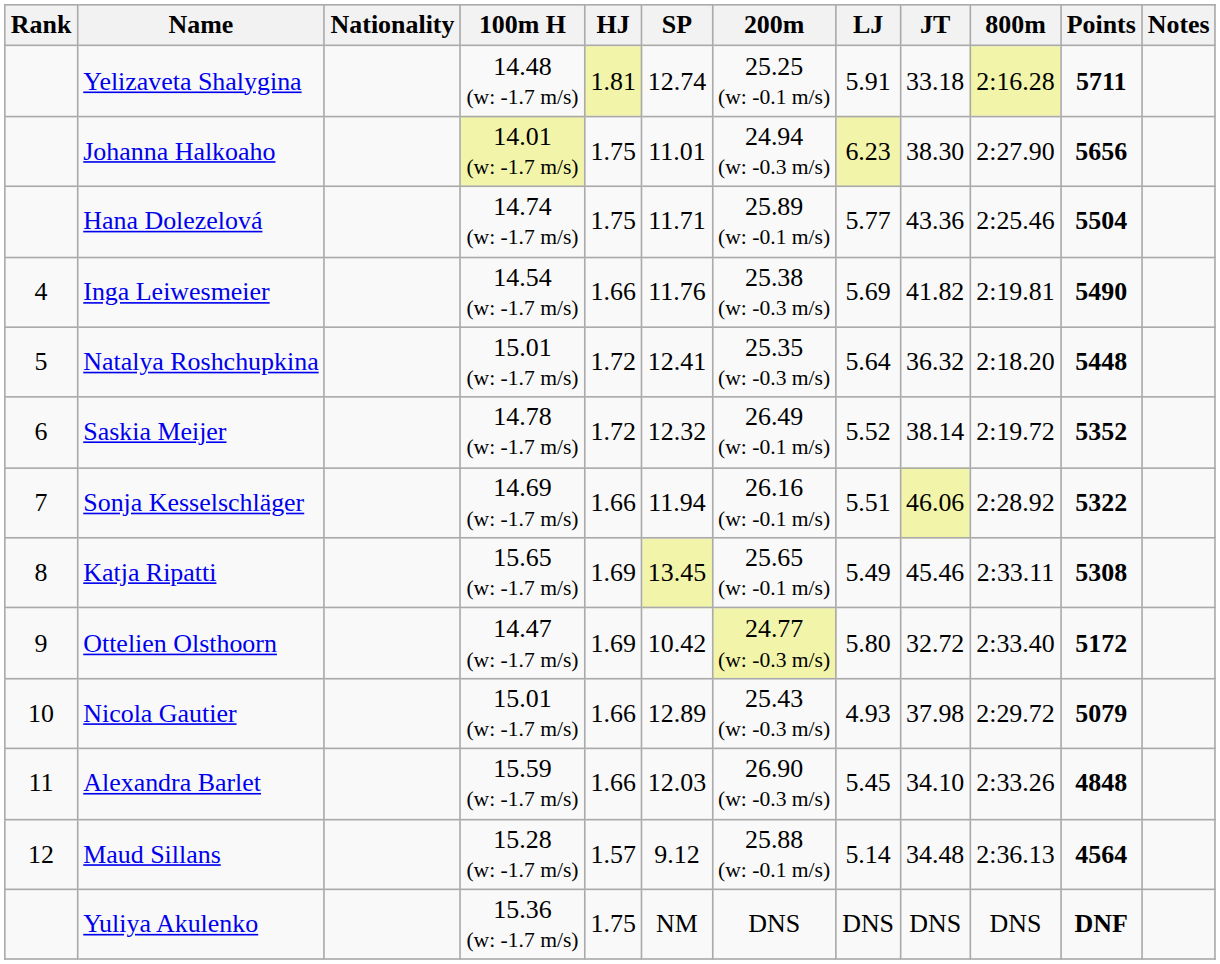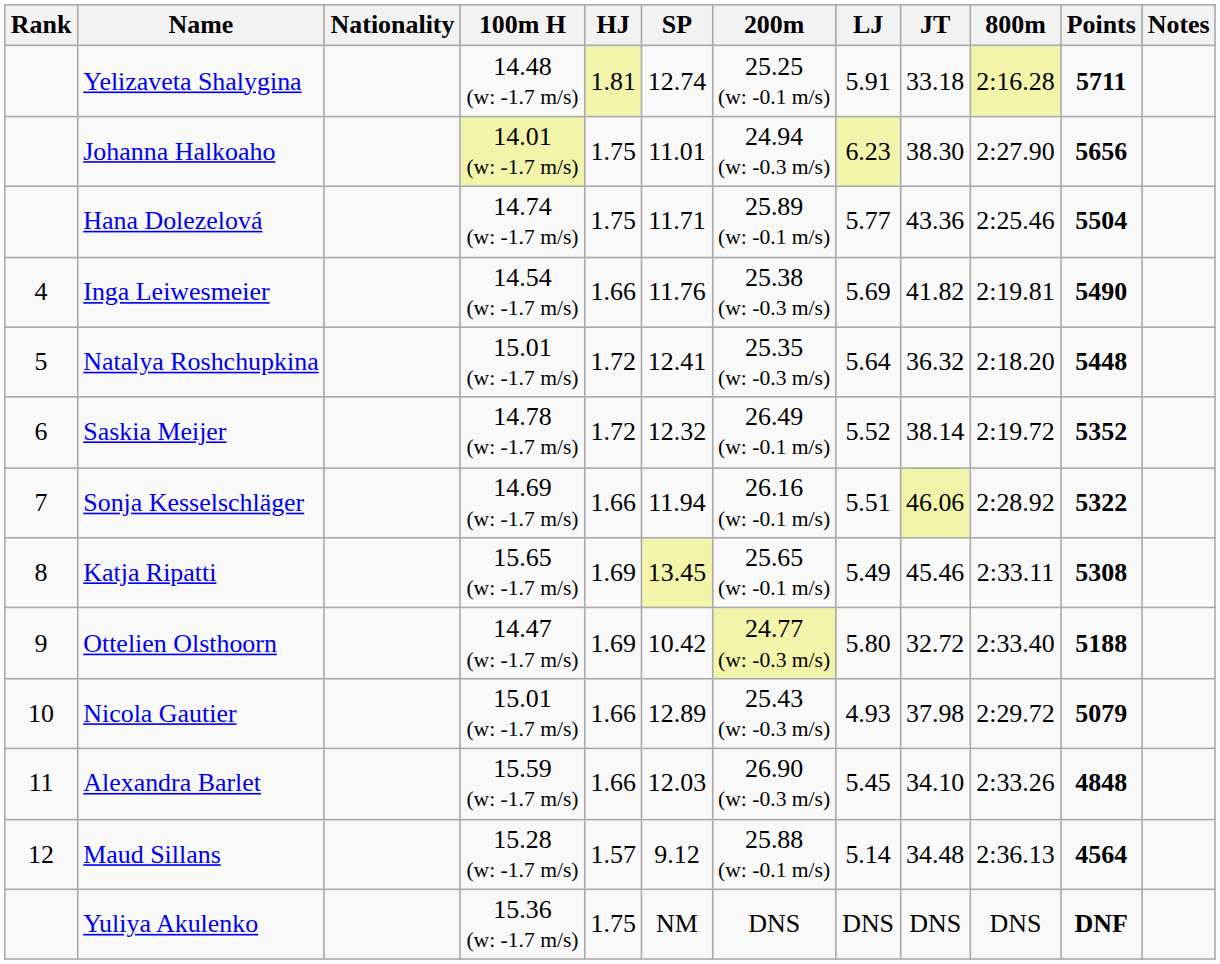(1101, 642) 5172 -> (1101, 642) 5188
